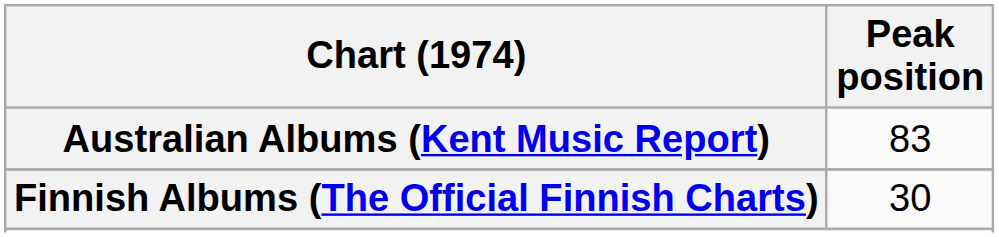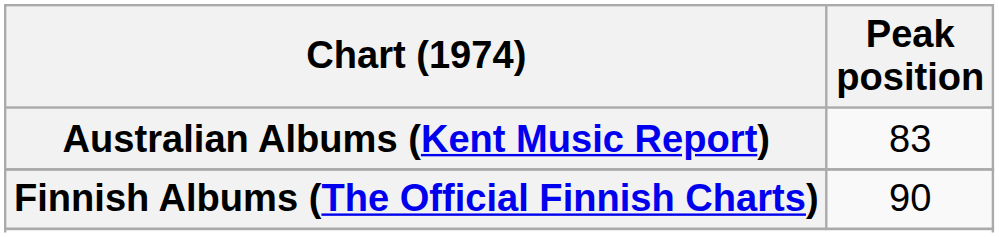(910, 198) 30 -> (910, 198) 90
